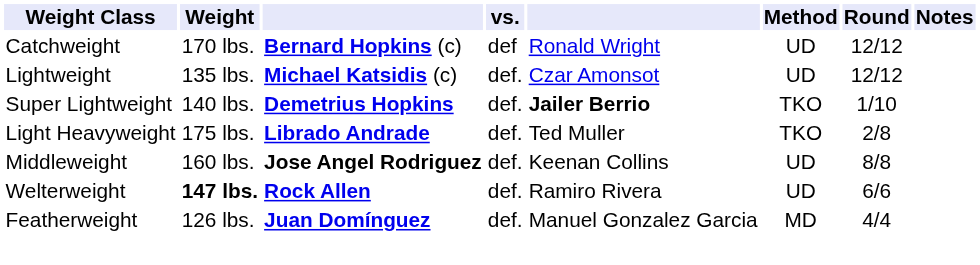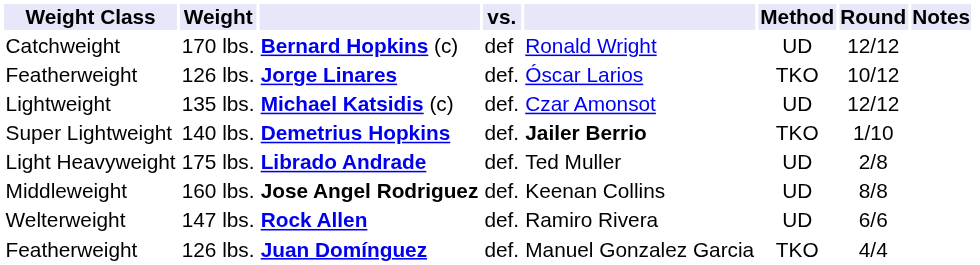+ row: (329, 75)
(801, 133) TKO -> (797, 162) UD
(220, 191) bold -> (218, 221) normal
(801, 221) MD -> (797, 250) TKO
